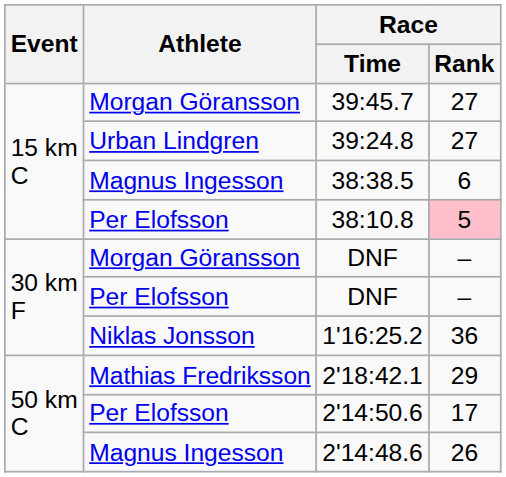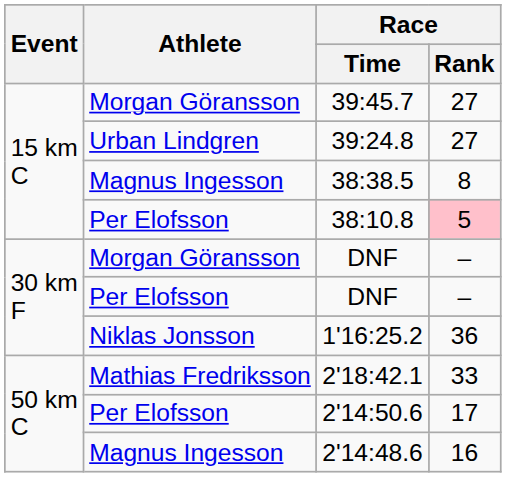(464, 180) 6 -> (464, 180) 8
(464, 375) 29 -> (464, 375) 33
(464, 453) 26 -> (464, 453) 16
